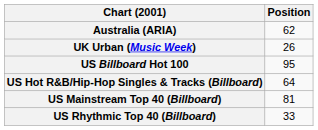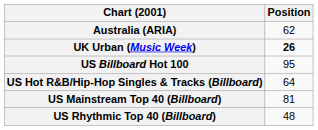(289, 47) normal -> (289, 47) bold
(289, 116) 33 -> (289, 116) 48
